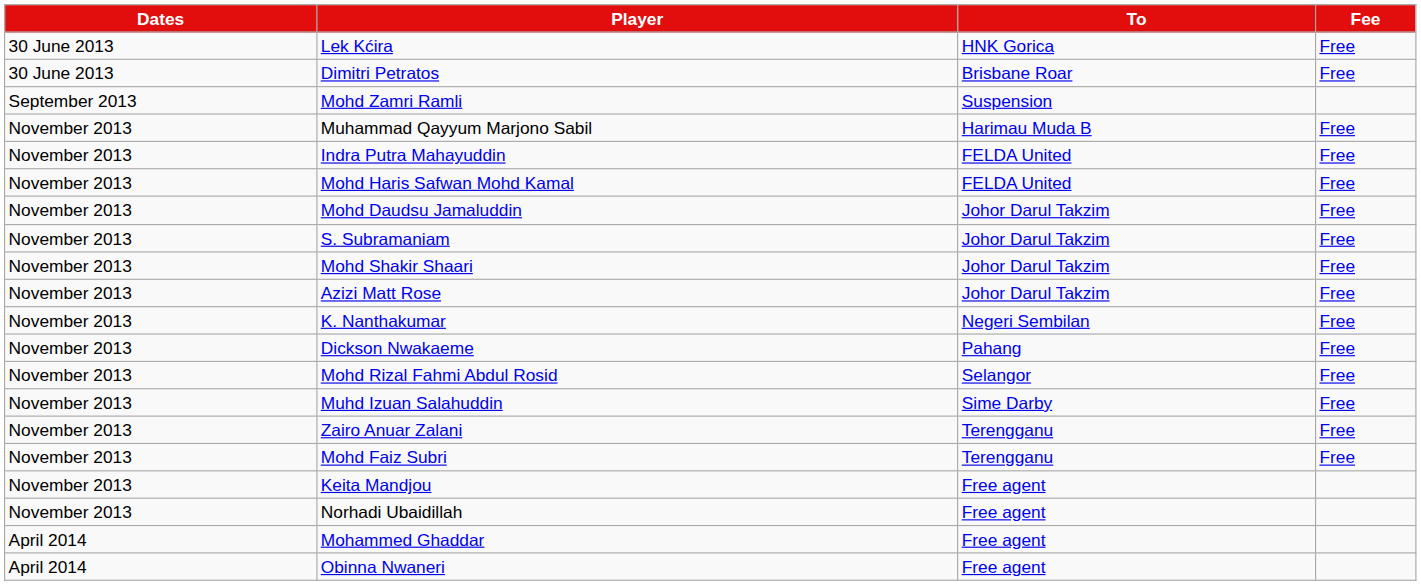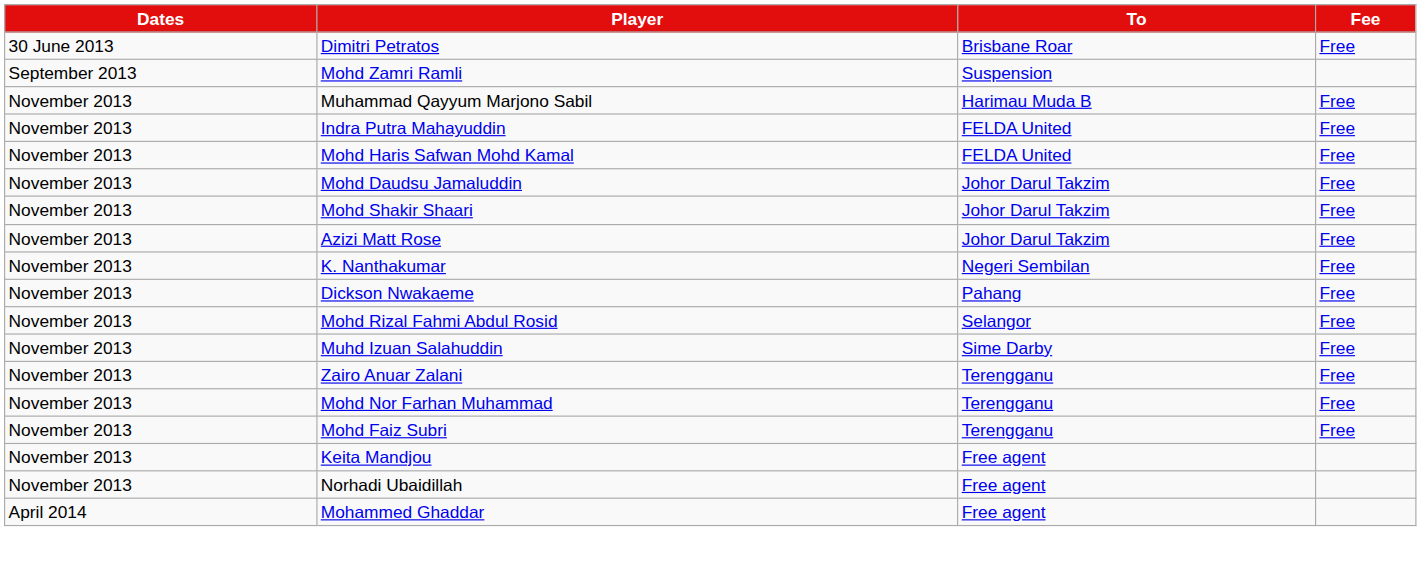- row: (357, 46)
- row: (385, 238)
+ row: (437, 403)
- row: (383, 567)
